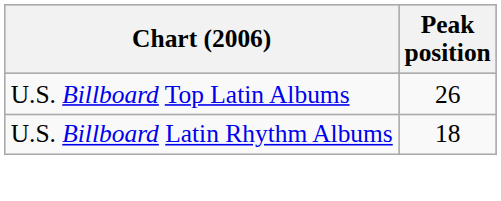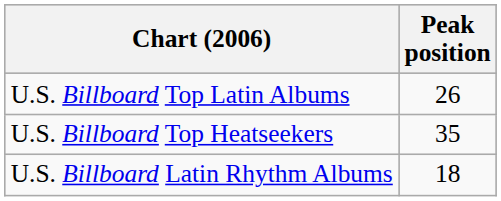+ row: (172, 133)
